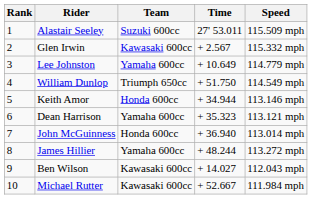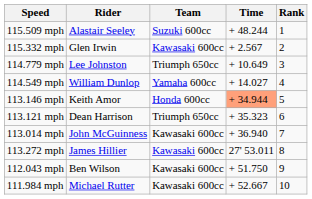columns swapped: (20, 13) <-> (276, 13)
(220, 30) 27' 53.011 -> (248, 30) + 48.244
(152, 64) Yamaha 600cc -> (185, 64) Triumph 650cc
(154, 82) Triumph 650cc -> (184, 82) Yamaha 600cc
(217, 82) + 51.750 -> (248, 82) + 14.027
(217, 99) no background -> (248, 99) lightsalmon background
(152, 116) Yamaha 600cc -> (185, 116) Triumph 650cc
(149, 133) Honda 600cc -> (188, 133) Kawasaki 600cc
(152, 151) Yamaha 600cc -> (188, 151) Kawasaki 600cc
(217, 151) + 48.244 -> (251, 151) 27' 53.011
(217, 168) + 14.027 -> (248, 168) + 51.750
